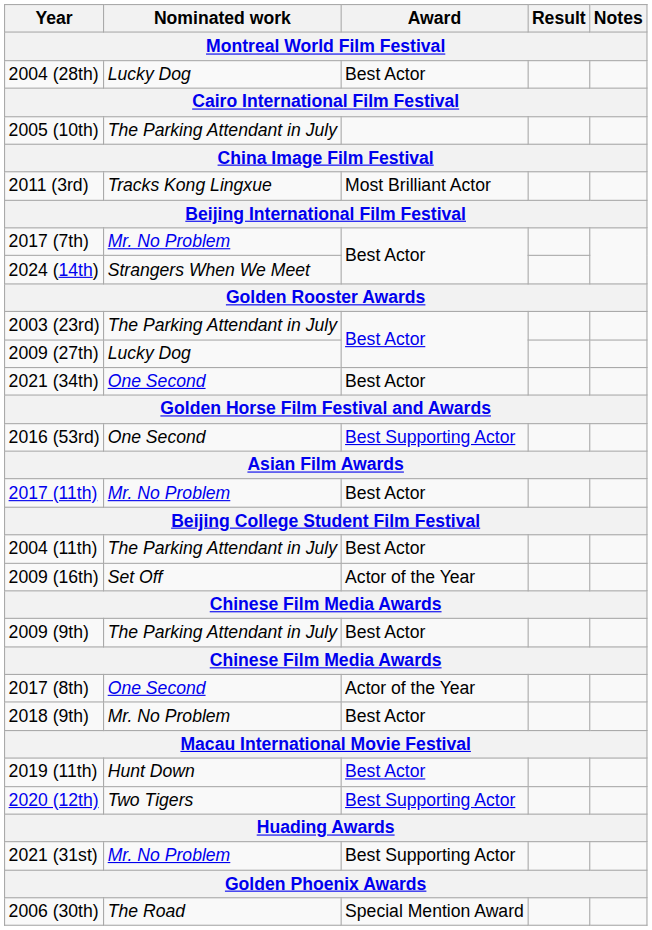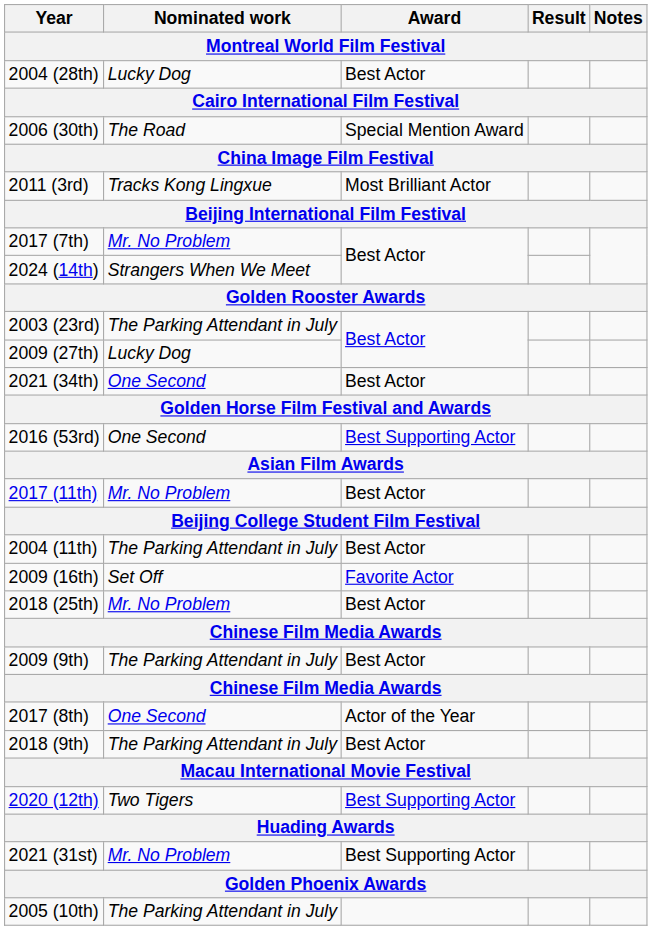rows swapped: (54, 911) <-> (54, 130)
(410, 576) Actor of the Year -> (399, 576) Favorite Actor
+ row: (54, 604)
(169, 716) Mr. No Problem -> (222, 744) The Parking Attendant in July
- row: (53, 772)
